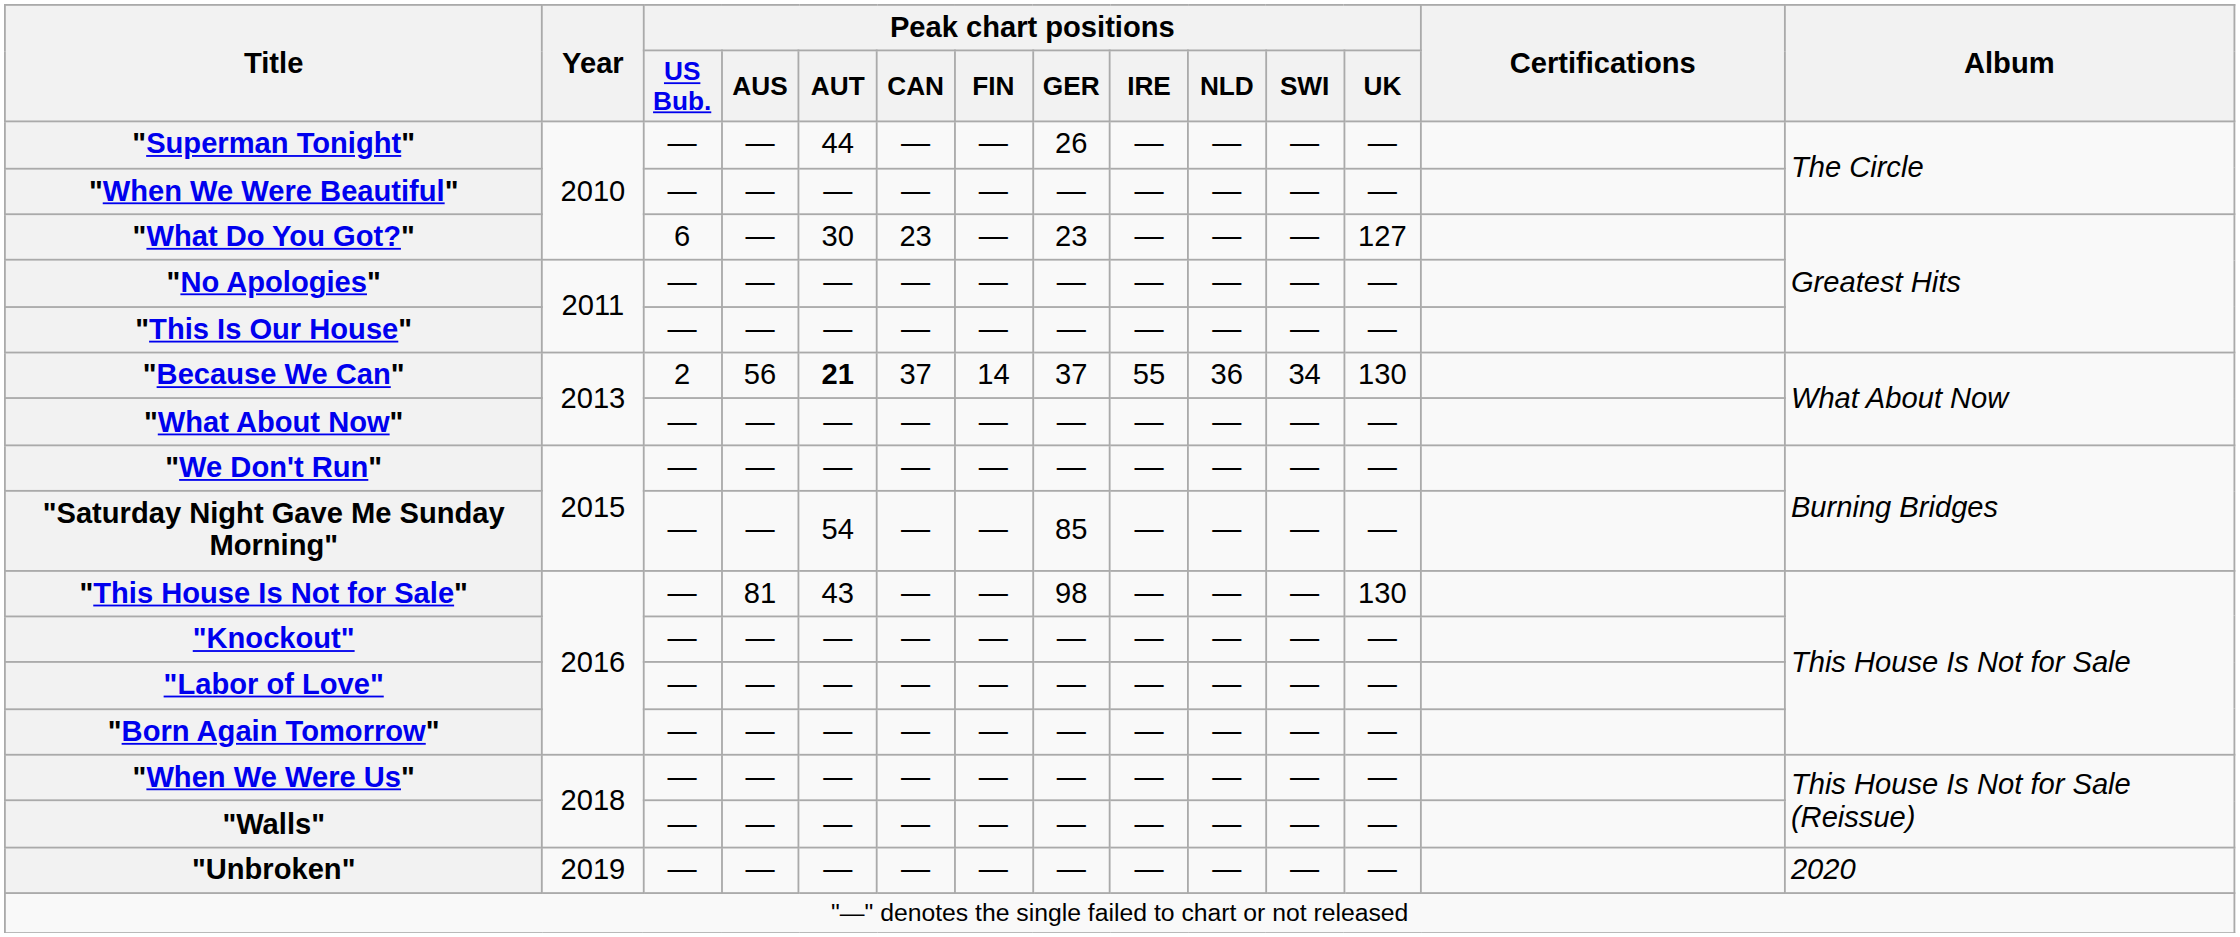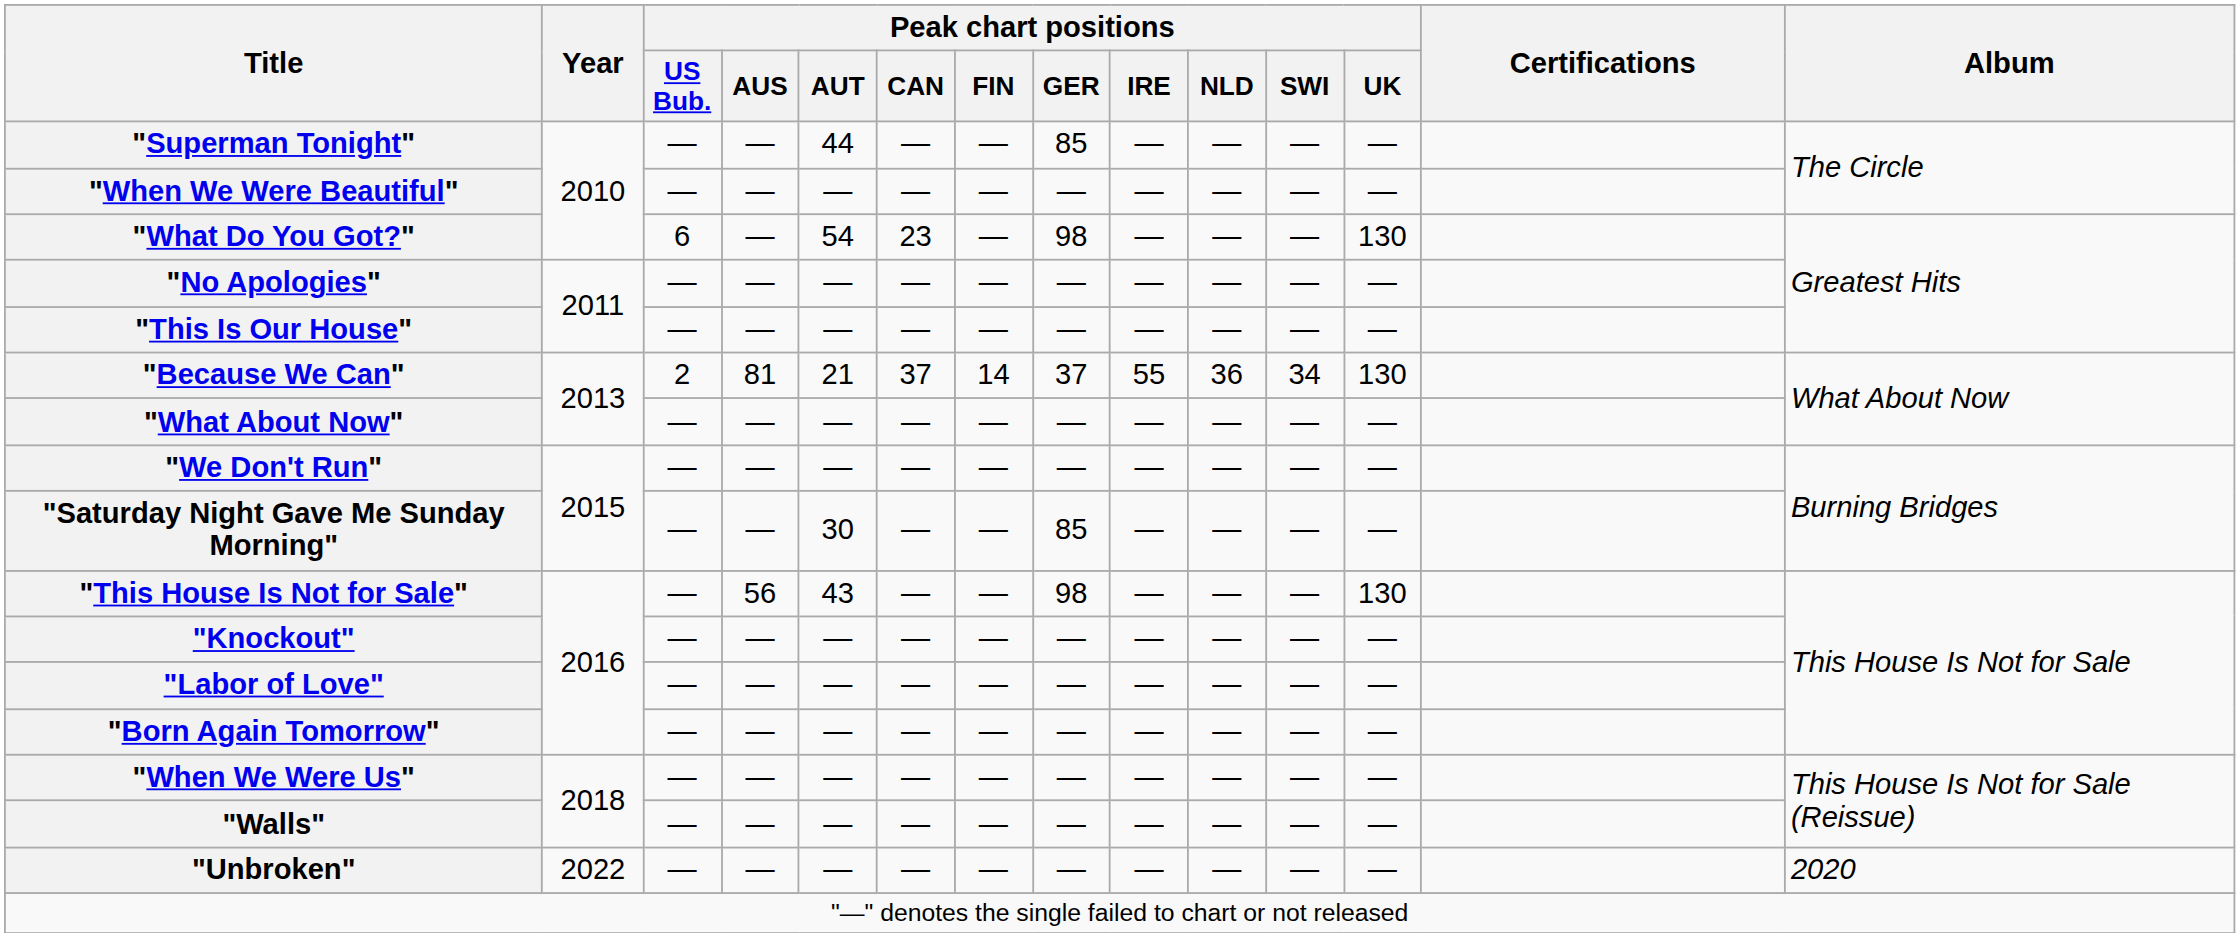(1071, 144) 26 -> (1071, 144) 85
(838, 236) 30 -> (838, 236) 54
(1071, 236) 23 -> (1071, 236) 98
(1382, 236) 127 -> (1382, 236) 130
(760, 375) 56 -> (760, 375) 81
(838, 375) bold -> (838, 375) normal
(838, 530) 54 -> (838, 530) 30
(760, 592) 81 -> (760, 592) 56
(593, 869) 2019 -> (593, 869) 2022
